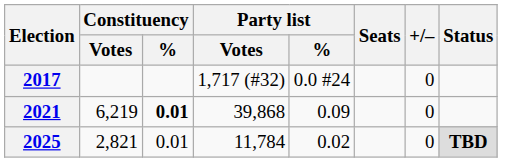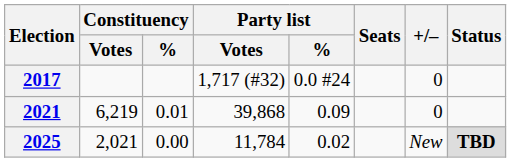(172, 110) bold -> (172, 110) normal
(117, 141) 2,821 -> (117, 141) 2,021
(172, 141) 0.01 -> (172, 141) 0.00
(430, 141) 0 -> (426, 141) New
